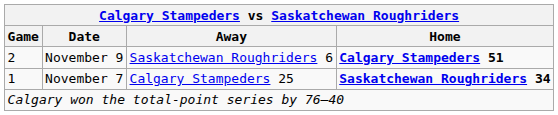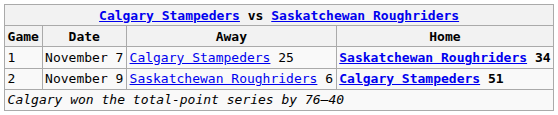rows swapped: (84, 79) <-> (84, 57)
